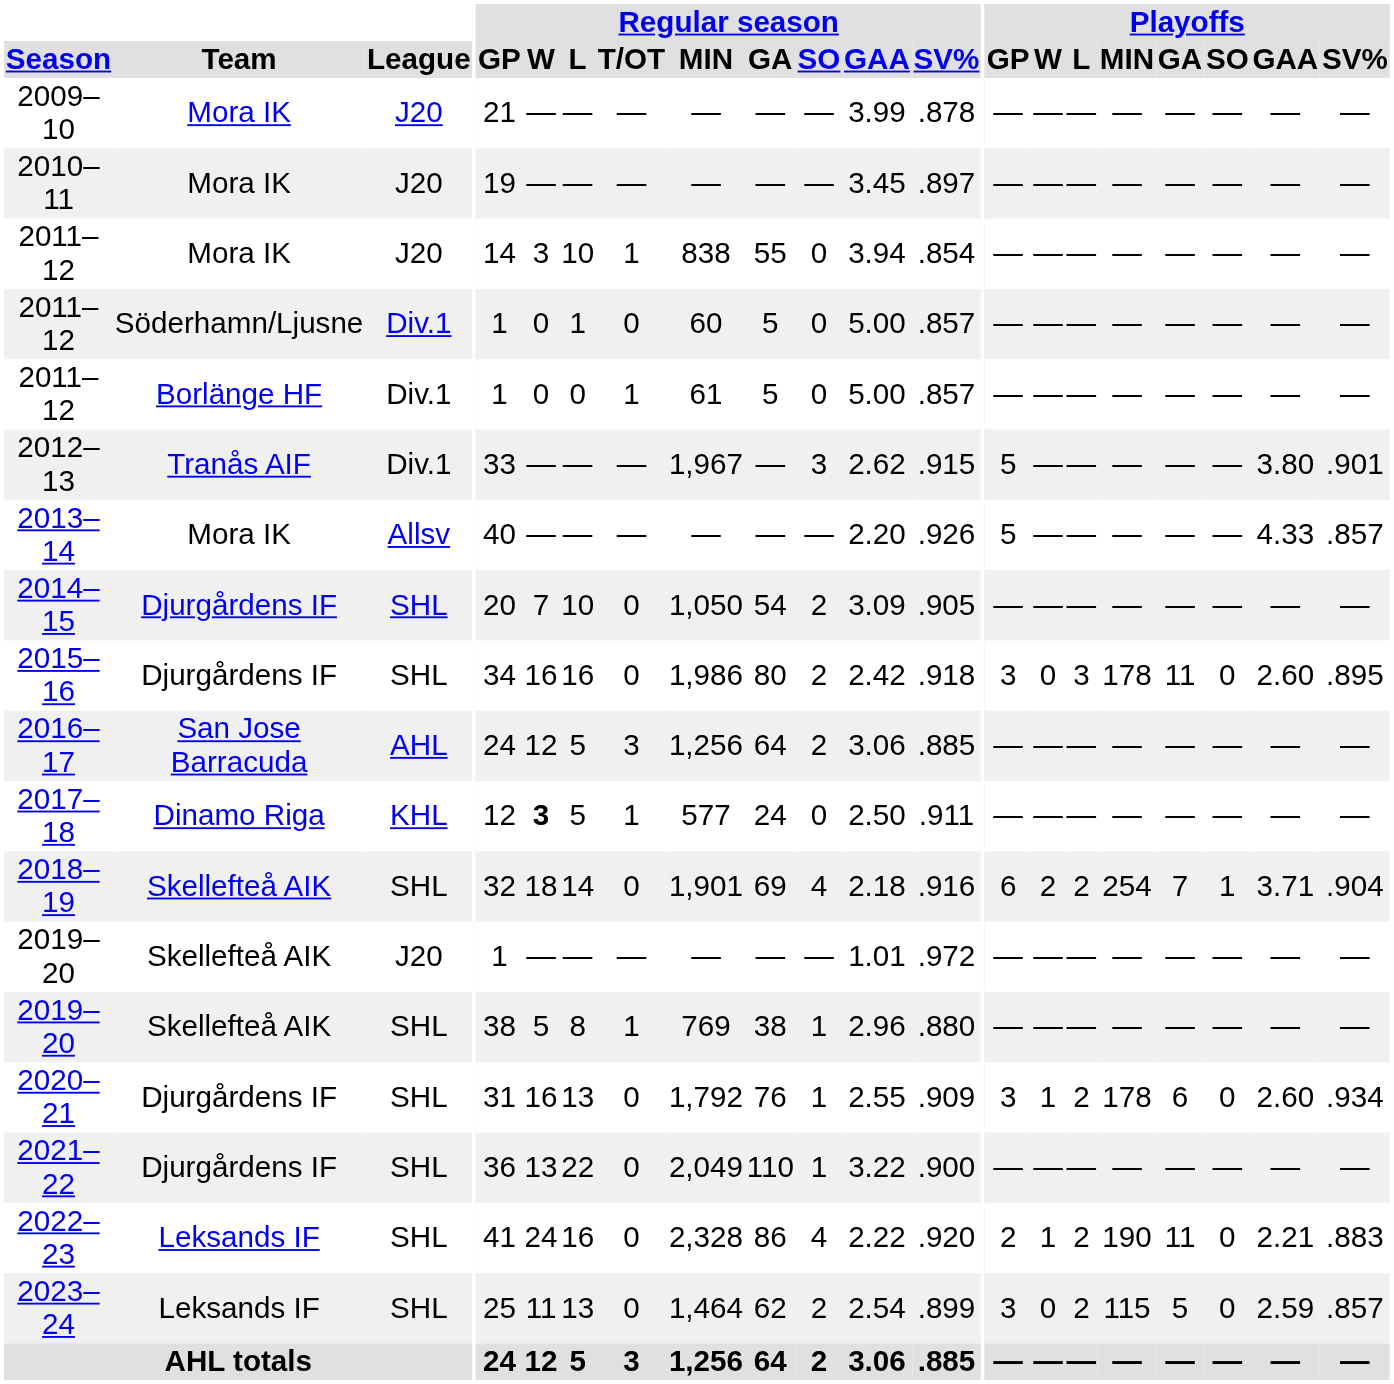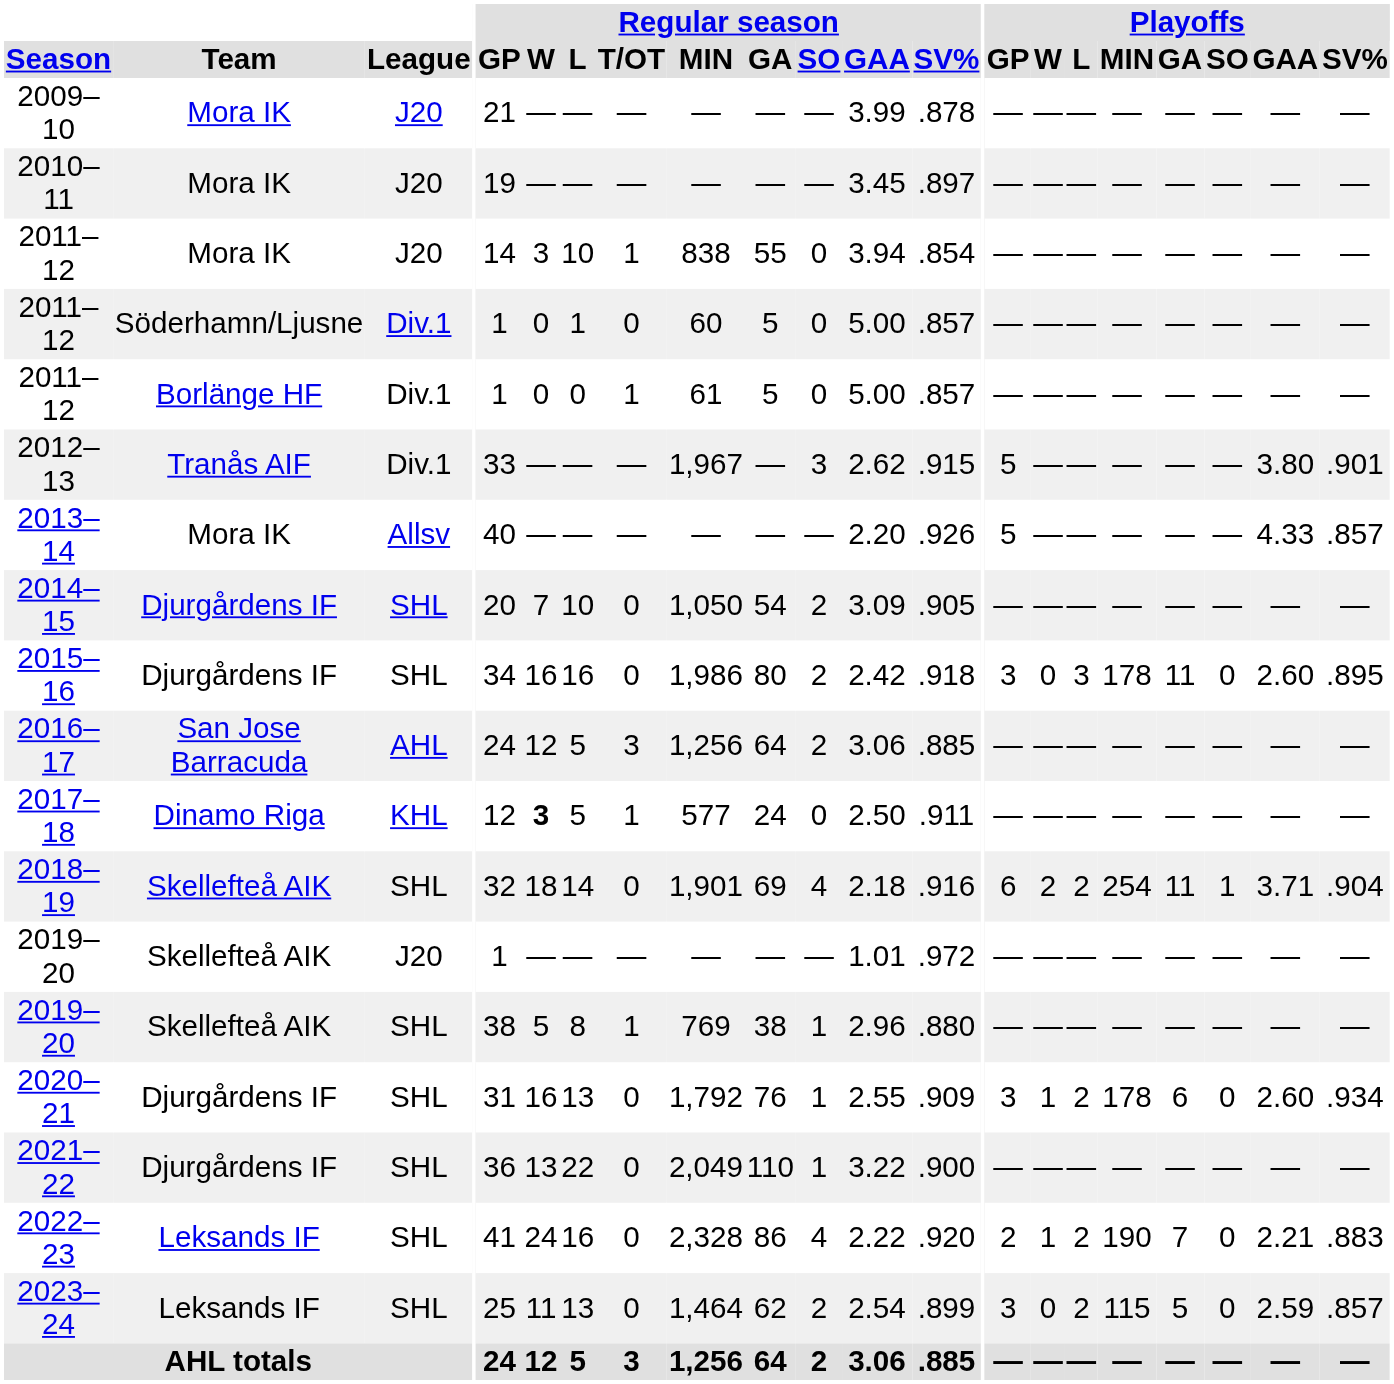(1180, 886) 7 -> (1180, 886) 11
(1180, 1237) 11 -> (1180, 1237) 7
